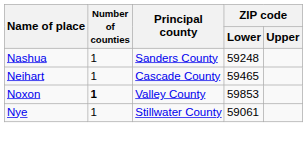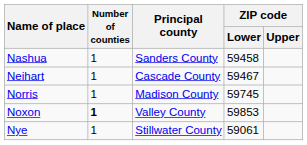(243, 57) 59248 -> (243, 57) 59458
(243, 76) 59465 -> (243, 76) 59467
+ row: (22, 94)
